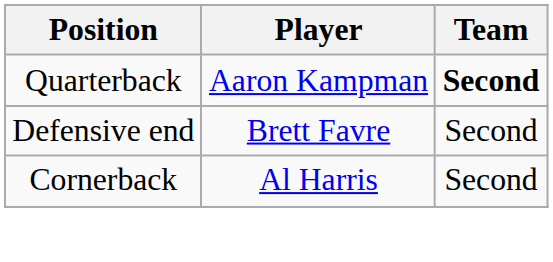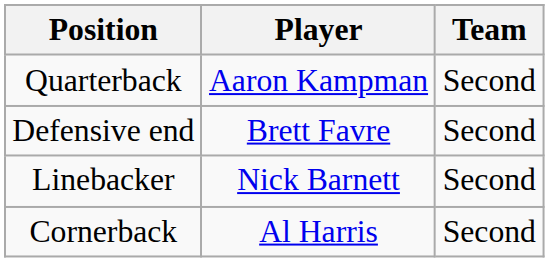(491, 79) bold -> (489, 79) normal
+ row: (103, 180)
